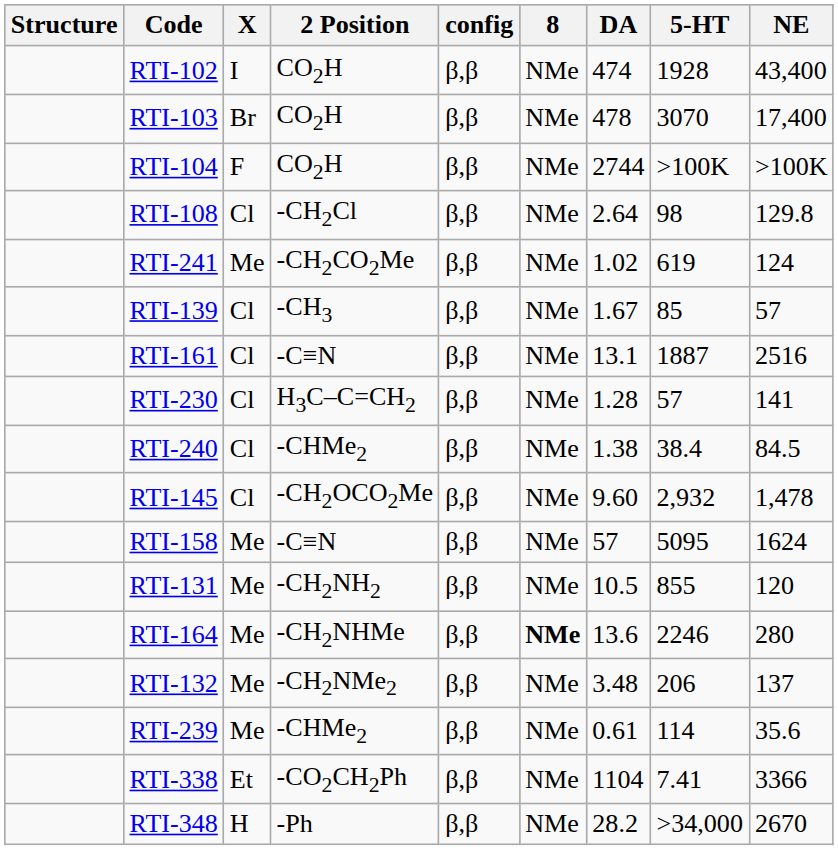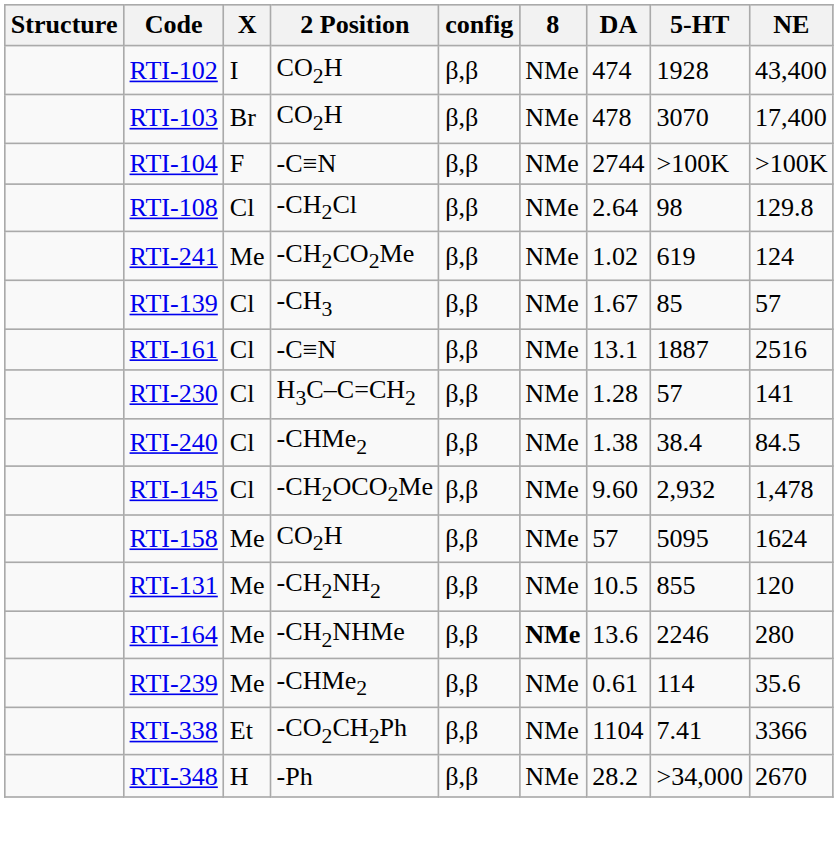(310, 166) CO2H -> (306, 162) -C≡N
(306, 541) -C≡N -> (310, 538) CO2H
- row: (174, 682)
